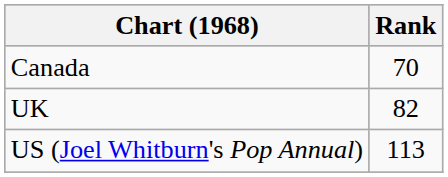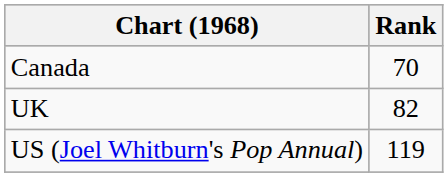(406, 150) 113 -> (406, 150) 119
